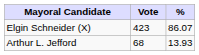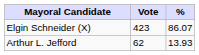(138, 43) 68 -> (138, 43) 62
